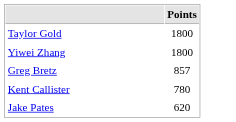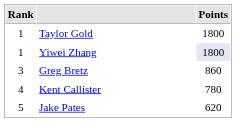+ column: (21, 14)
(182, 52) no background -> (213, 52) lavender background
(182, 70) 857 -> (213, 70) 860
